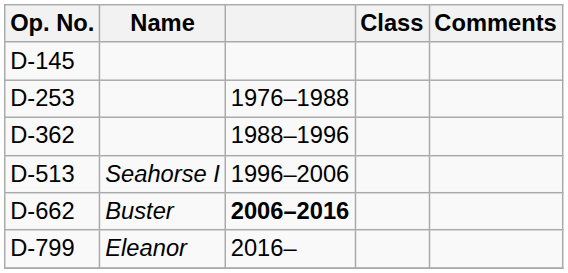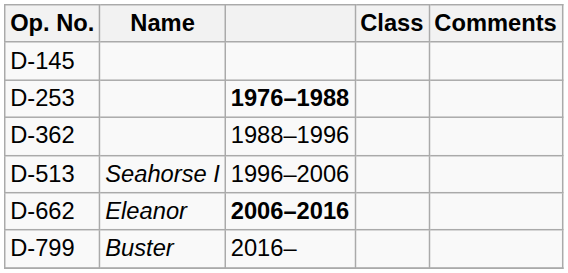(290, 98) normal -> (290, 98) bold
(140, 211) Buster -> (146, 211) Eleanor
(146, 248) Eleanor -> (140, 248) Buster
